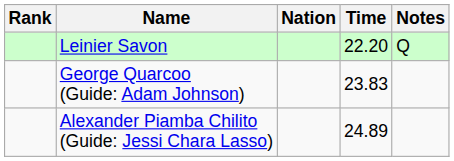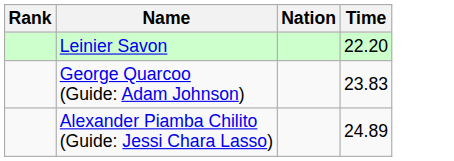- column: (421, 18)
